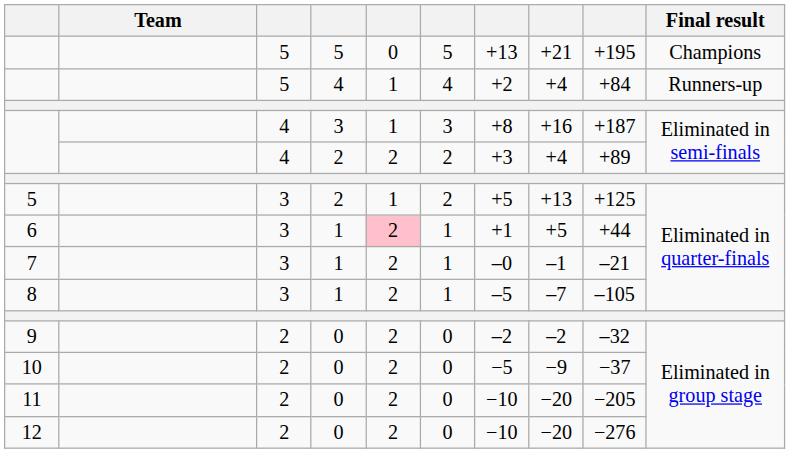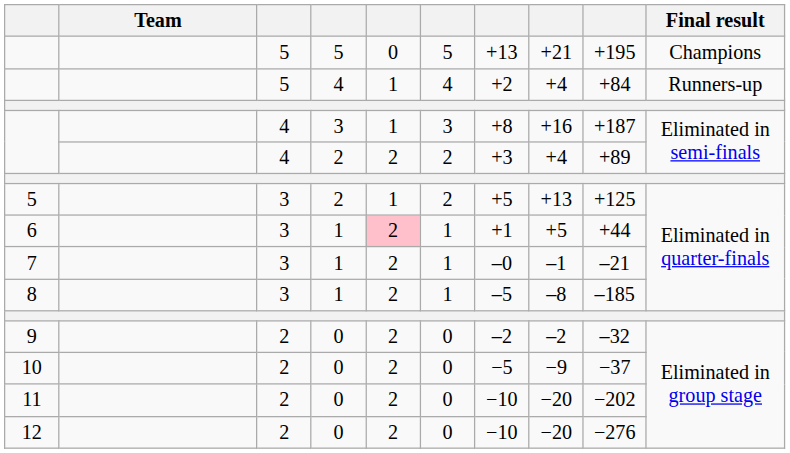(556, 294) –7 -> (556, 294) –8
(615, 294) –105 -> (615, 294) –185
(615, 400) −205 -> (615, 400) −202
